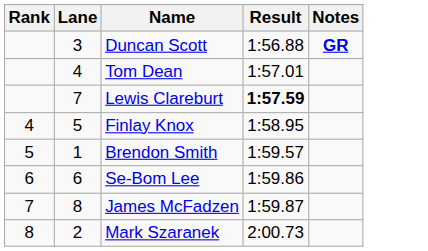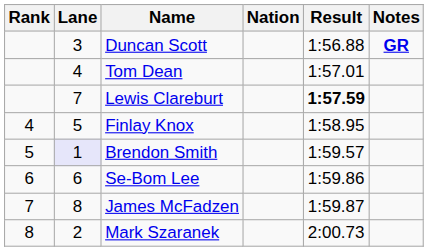+ column: (273, 17)
(78, 152) no background -> (78, 152) lavender background
